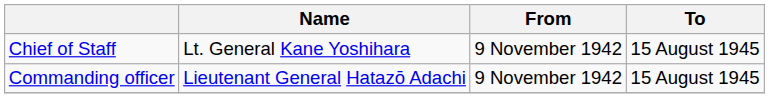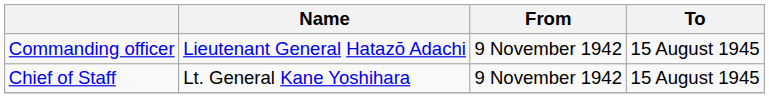rows swapped: (92, 78) <-> (62, 48)
